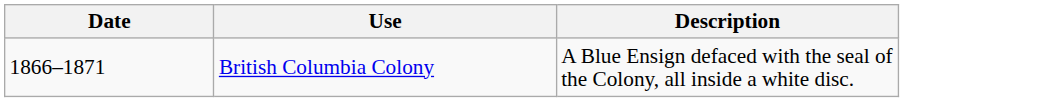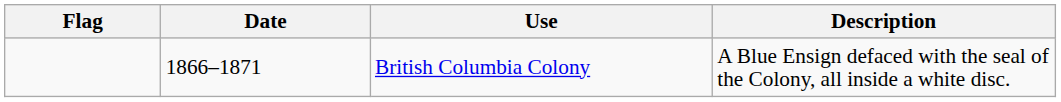+ column: (83, 21)
